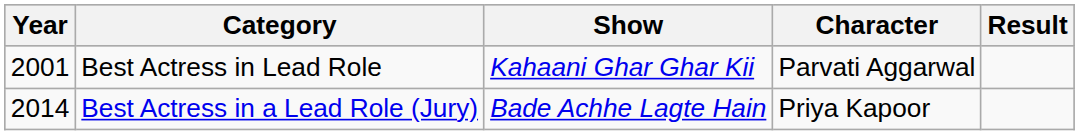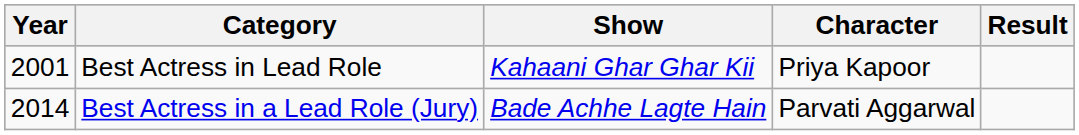(877, 66) Parvati Aggarwal -> (854, 66) Priya Kapoor
(854, 108) Priya Kapoor -> (877, 108) Parvati Aggarwal
